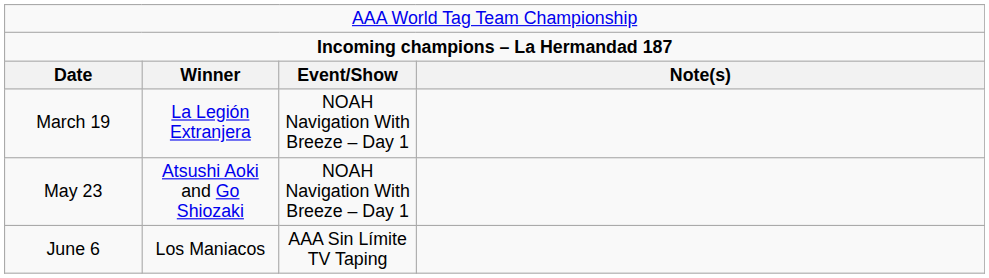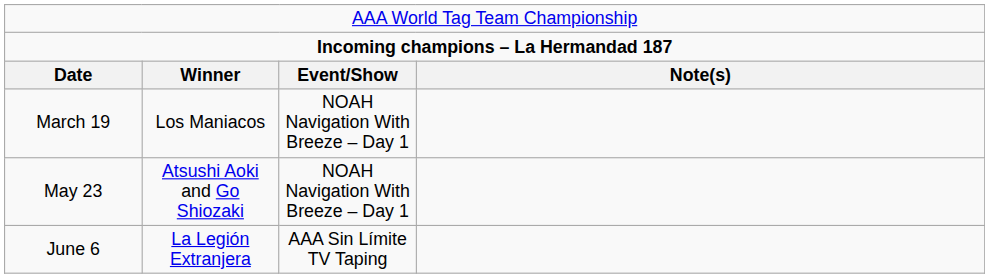(210, 123) La Legión Extranjera -> (210, 123) Los Maniacos
(210, 249) Los Maniacos -> (210, 249) La Legión Extranjera
